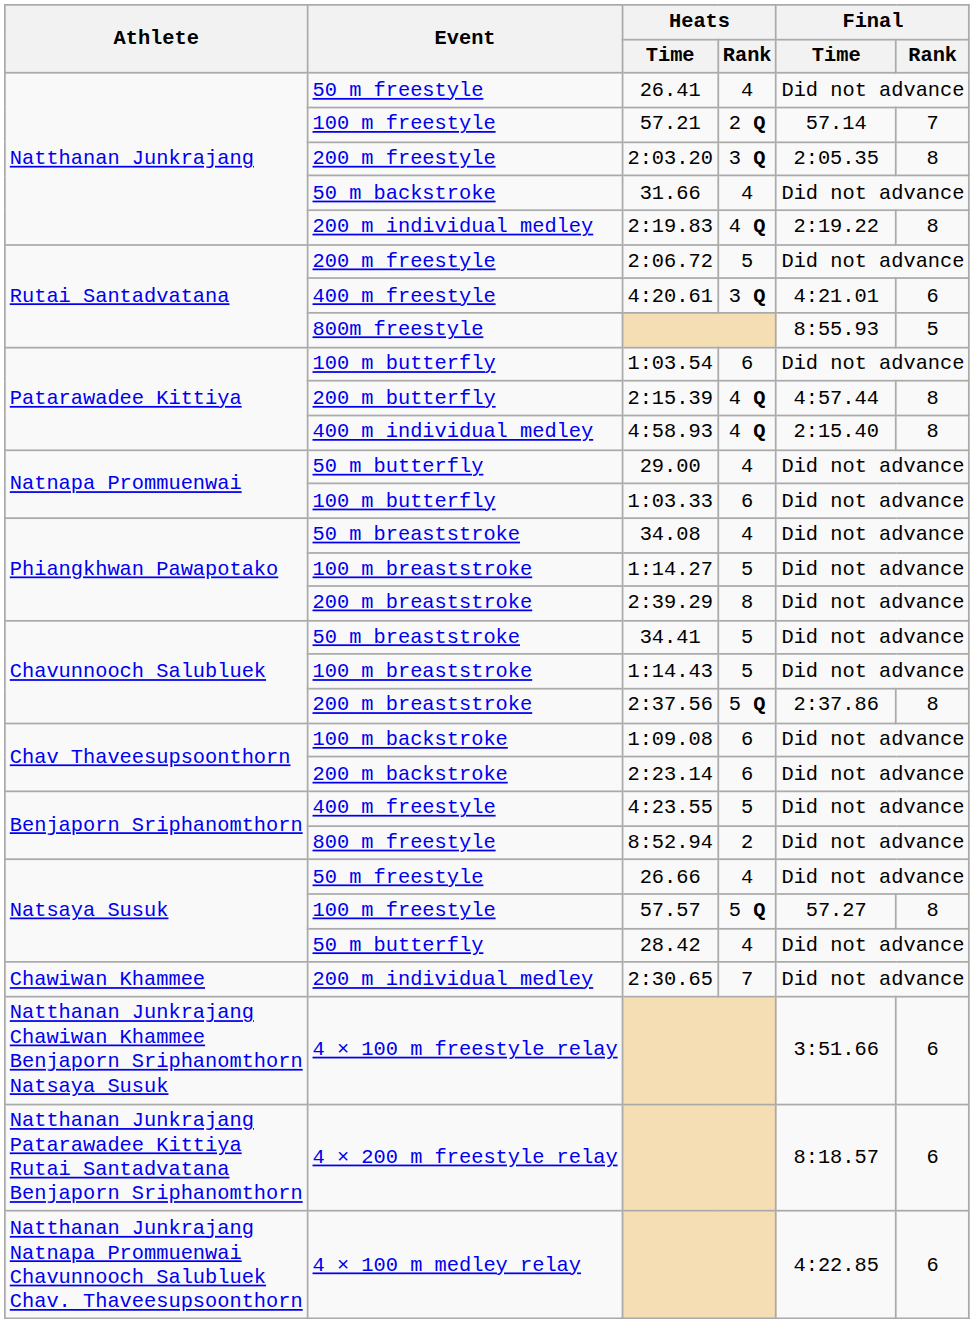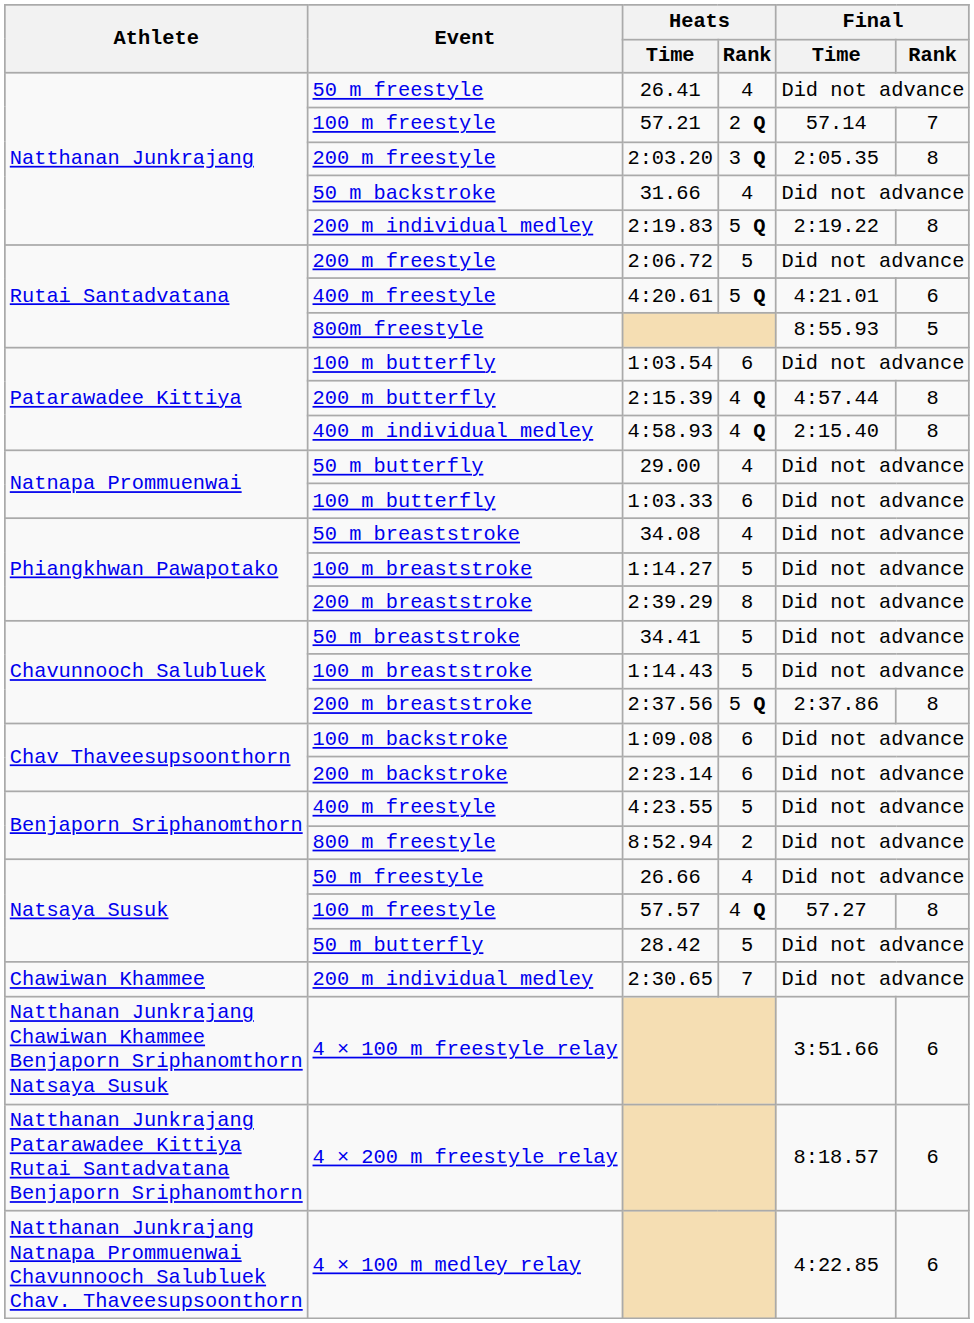(747, 227) 4 Q -> (747, 227) 5 Q
(747, 295) 3 Q -> (747, 295) 5 Q
(747, 911) 5 Q -> (747, 911) 4 Q
(747, 945) 4 -> (747, 945) 5
